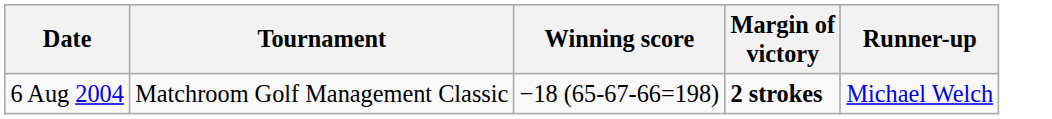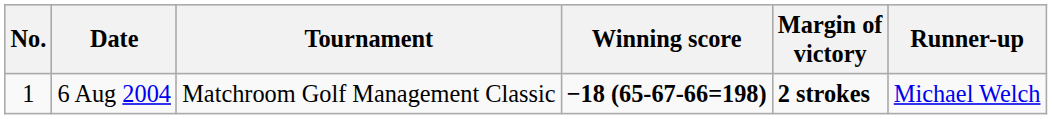+ column: (28, 39)
(619, 93) normal -> (667, 93) bold
